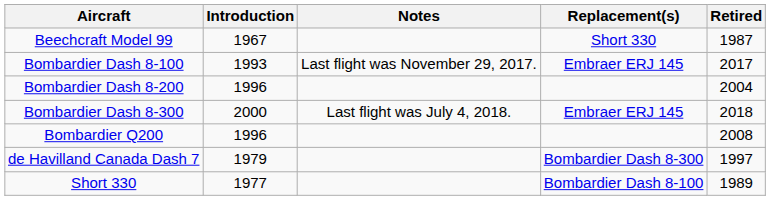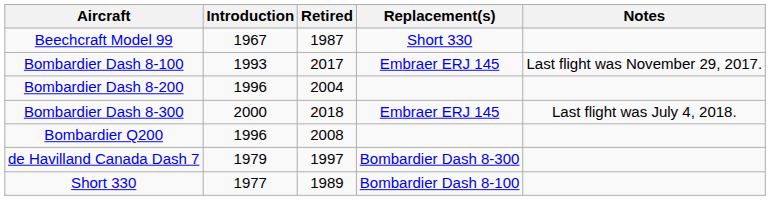columns swapped: (736, 16) <-> (419, 16)
